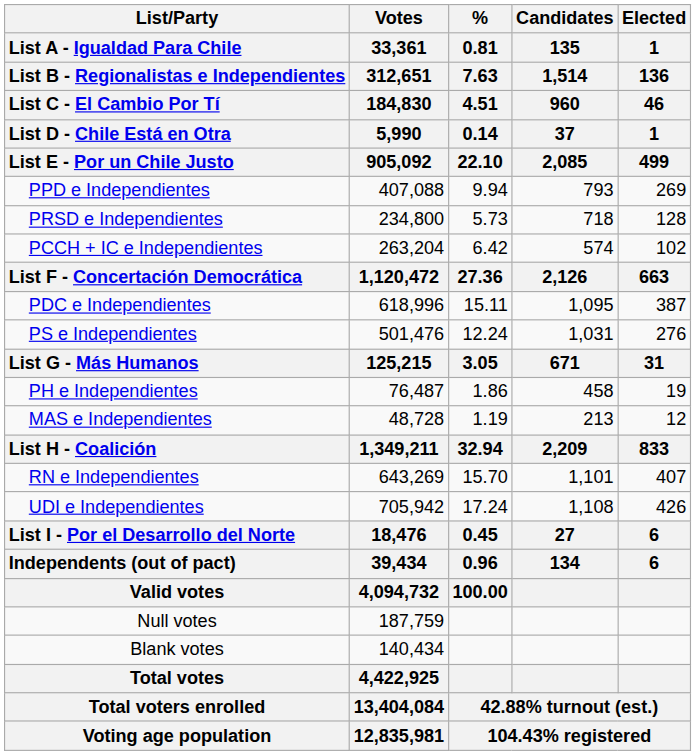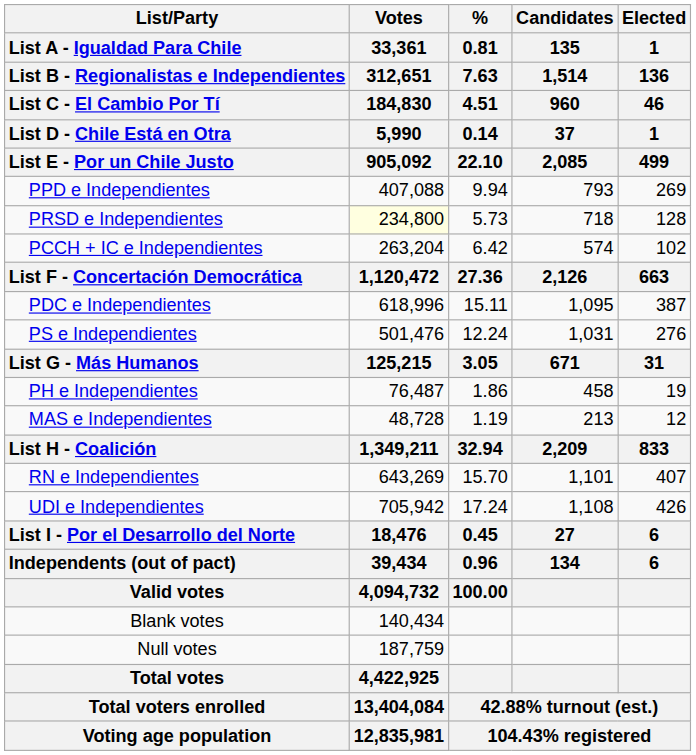(411, 219) no background -> (411, 219) lightyellow background
rows swapped: (177, 620) <-> (177, 649)
